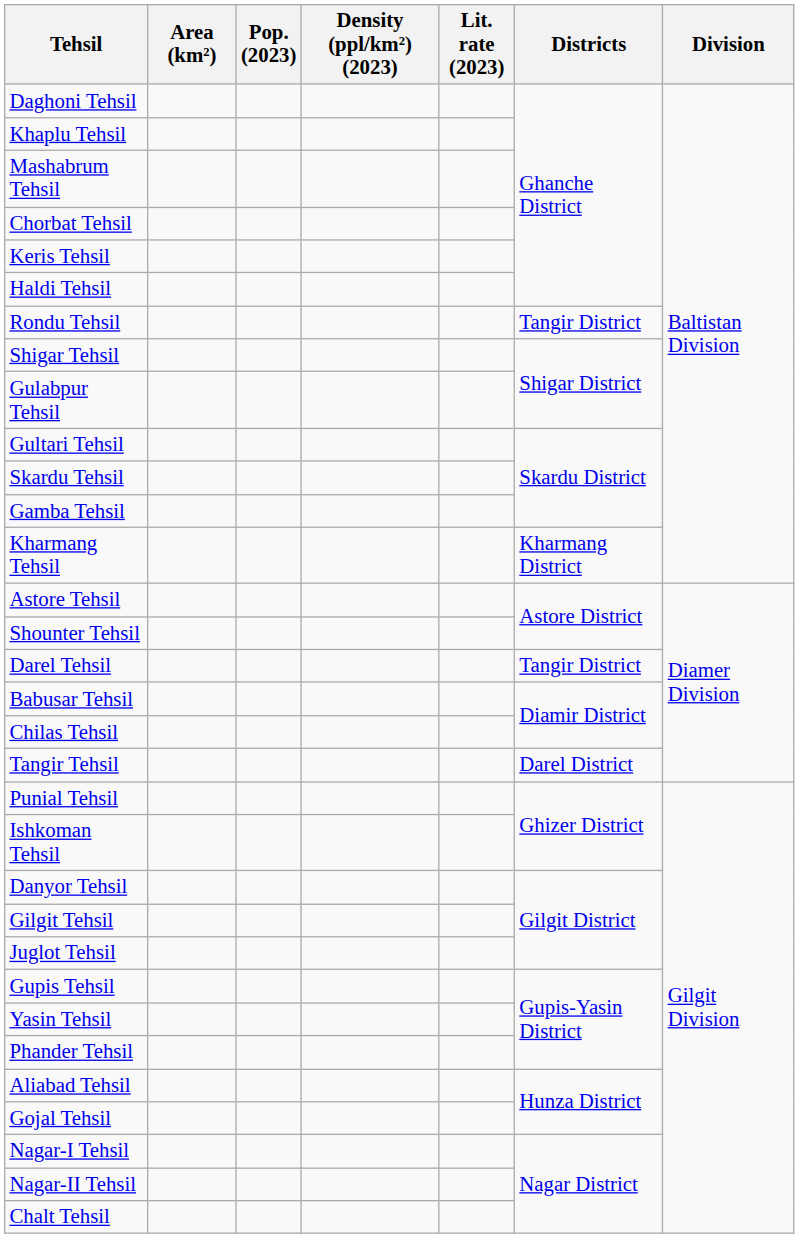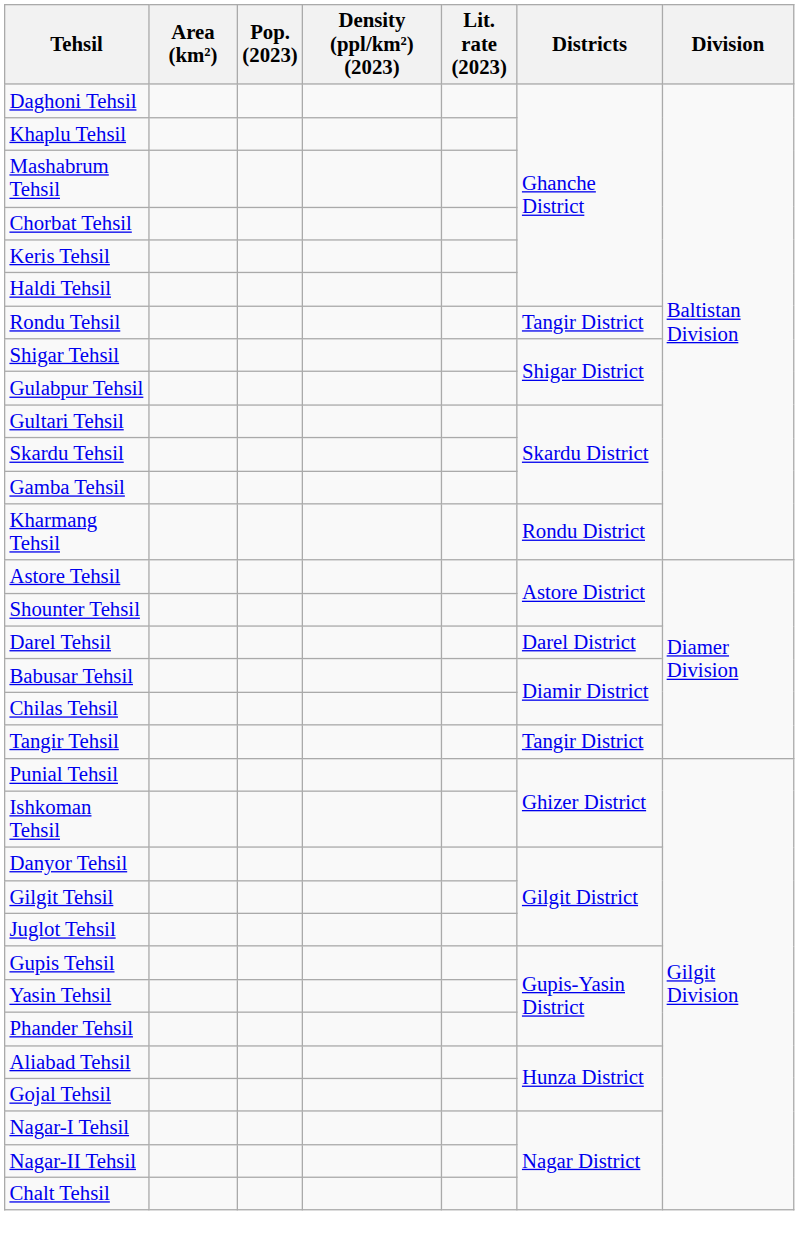(563, 555) Kharmang District -> (583, 531) Rondu District
(580, 665) Tangir District -> (579, 642) Darel District
(576, 764) Darel District -> (583, 741) Tangir District
